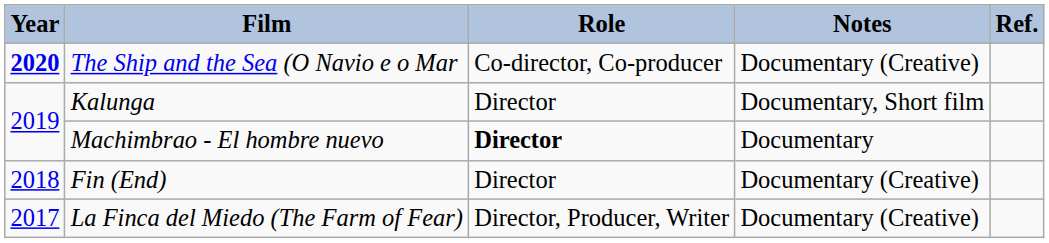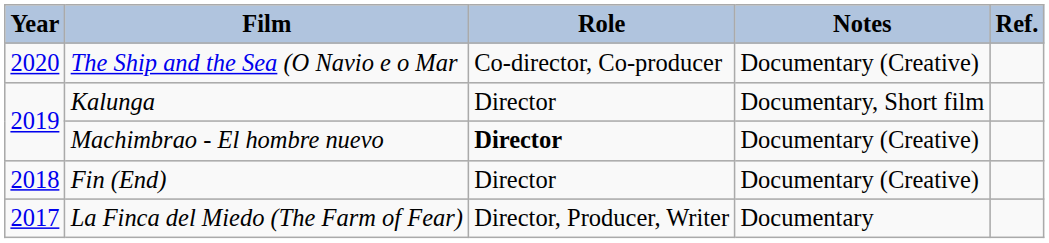(35, 62) bold -> (35, 62) normal
(807, 140) Documentary -> (860, 140) Documentary (Creative)
(860, 218) Documentary (Creative) -> (807, 218) Documentary
